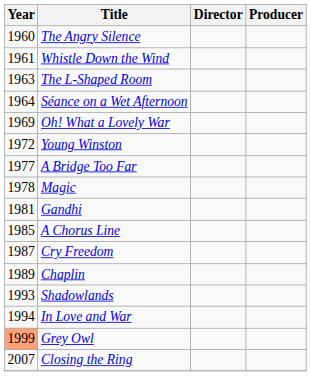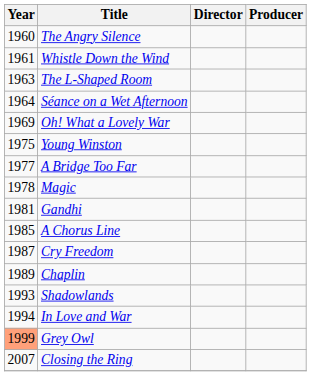(21, 144) 1972 -> (21, 144) 1975
